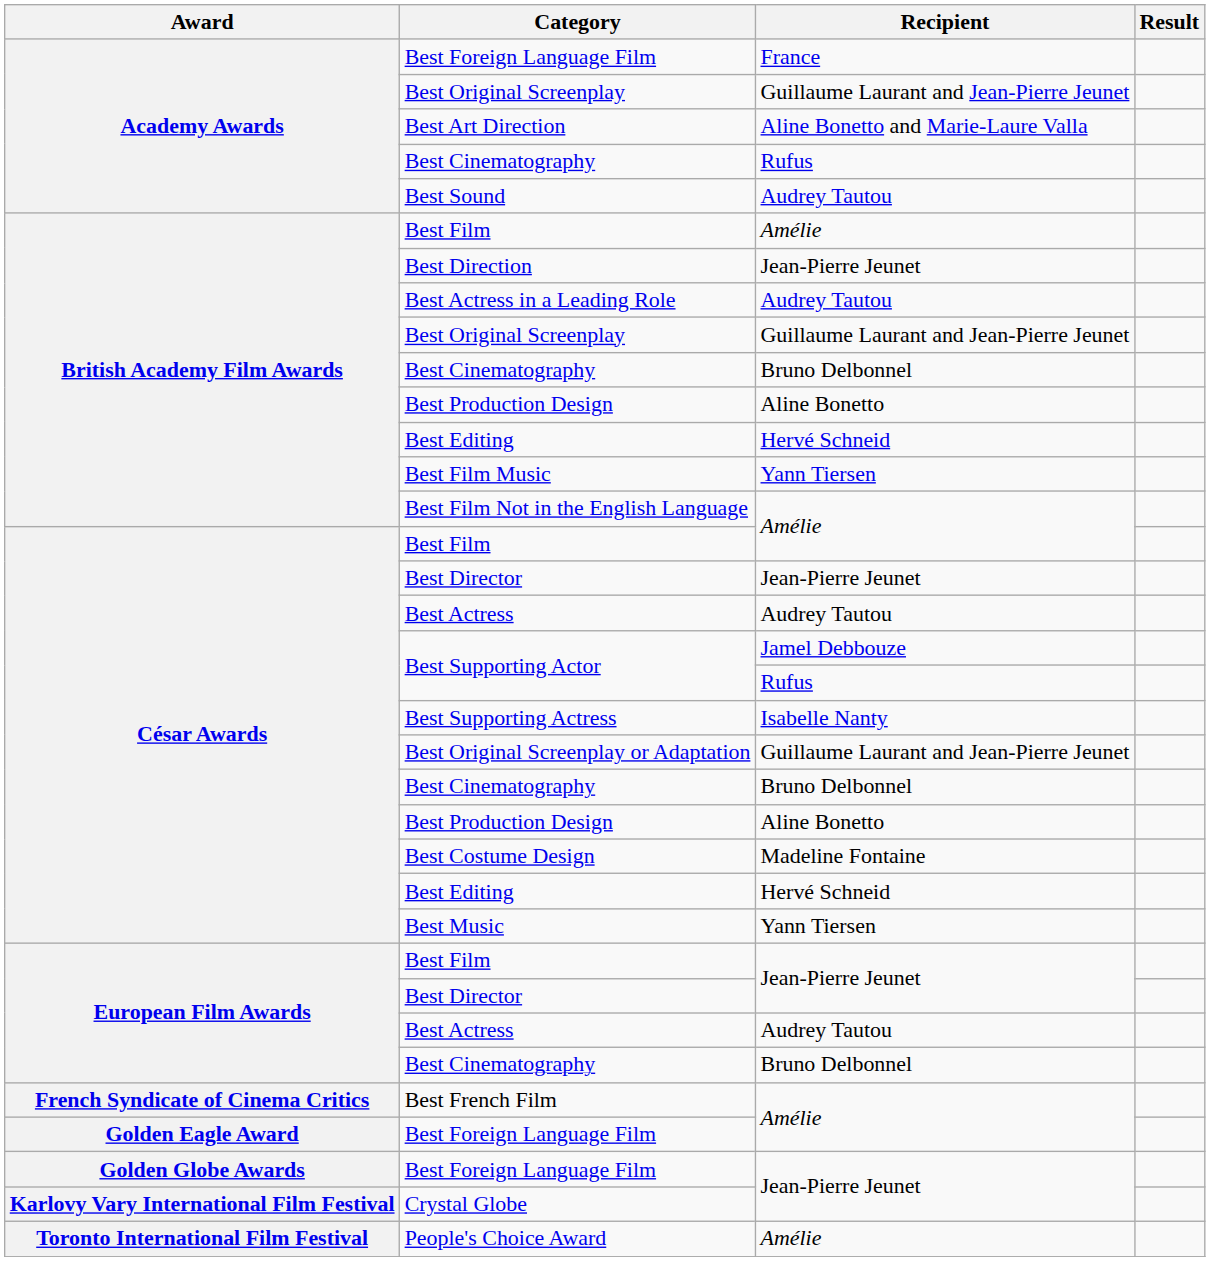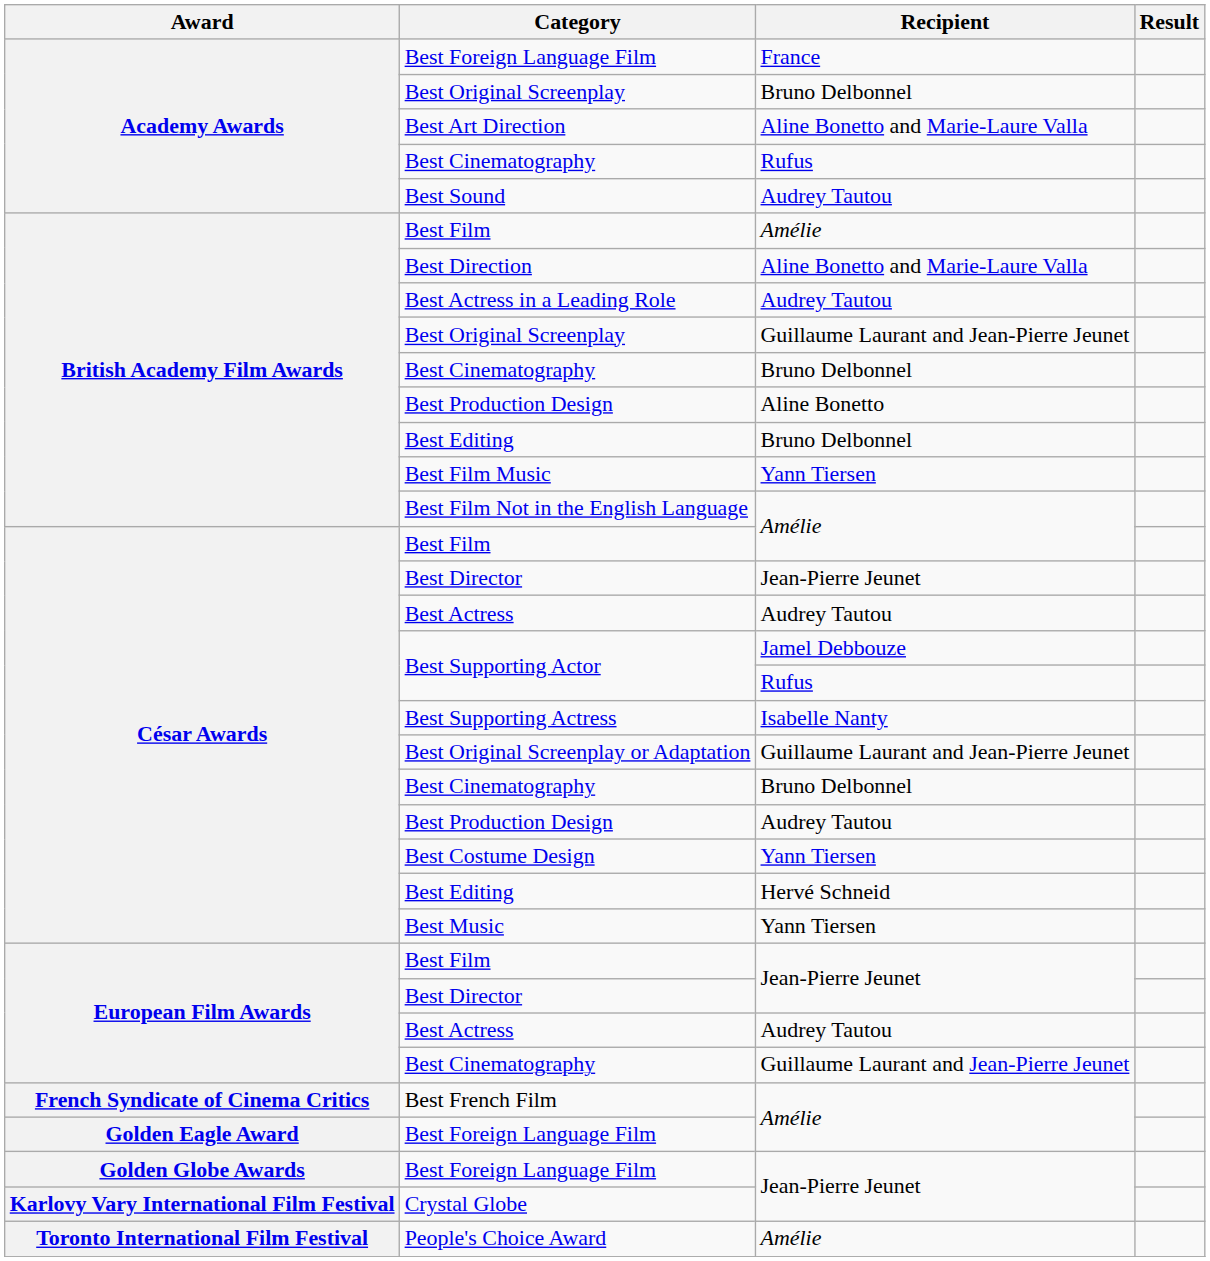(945, 91) Guillaume Laurant and Jean-Pierre Jeunet -> (836, 91) Bruno Delbonnel
(841, 265) Jean-Pierre Jeunet -> (924, 265) Aline Bonetto and Marie-Laure Valla
(825, 439) Hervé Schneid -> (836, 439) Bruno Delbonnel
(822, 821) Aline Bonetto -> (826, 821) Audrey Tautou
(843, 856) Madeline Fontaine -> (818, 856) Yann Tiersen
(836, 1064) Bruno Delbonnel -> (945, 1064) Guillaume Laurant and Jean-Pierre Jeunet
